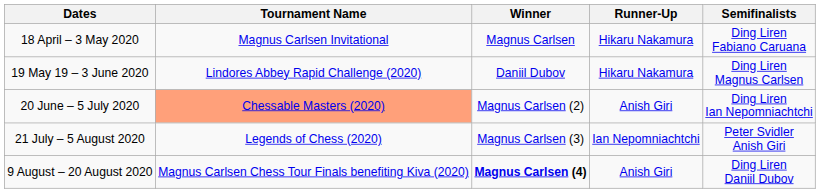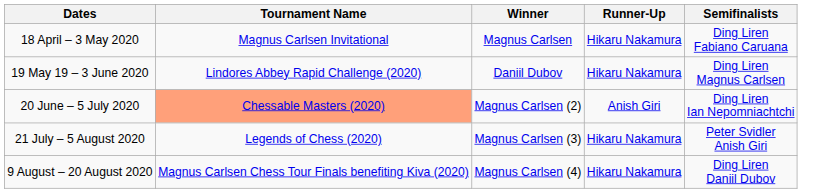(646, 139) Ian Nepomniachtchi -> (634, 139) Hikaru Nakamura
(531, 172) bold -> (528, 172) normal
(646, 172) Anish Giri -> (634, 172) Hikaru Nakamura
